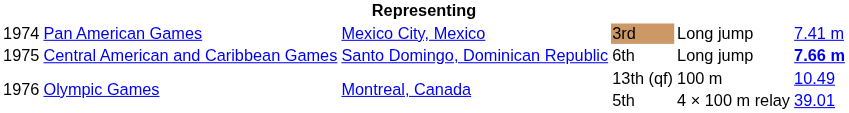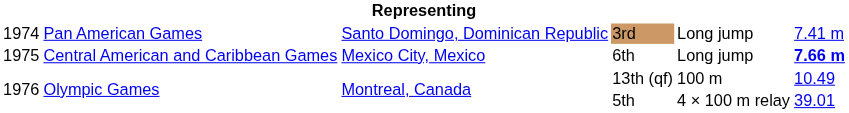(413, 33) Mexico City, Mexico -> (475, 33) Santo Domingo, Dominican Republic
(475, 56) Santo Domingo, Dominican Republic -> (413, 56) Mexico City, Mexico
